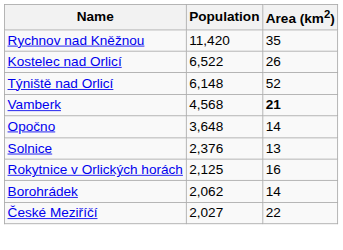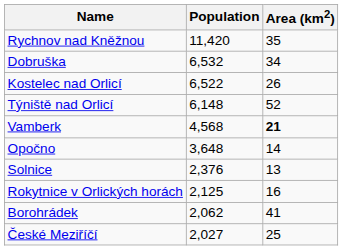+ row: (37, 62)
(273, 191) 14 -> (273, 213) 41
(273, 213) 22 -> (273, 234) 25
